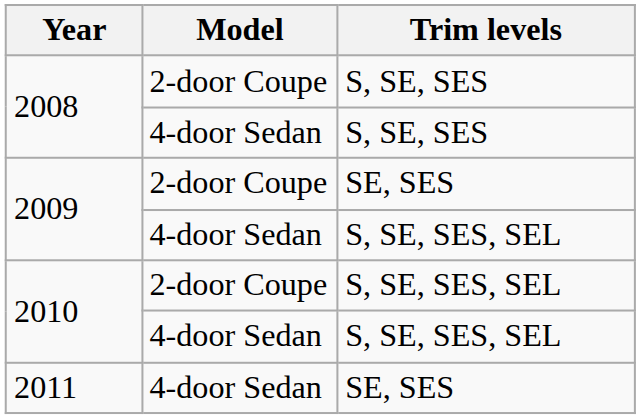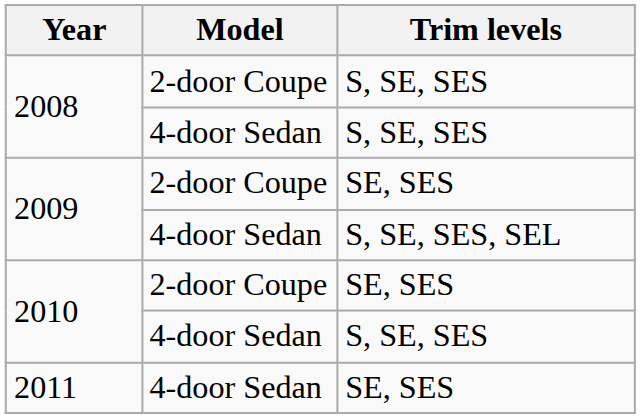(453, 285) S, SE, SES, SEL -> (400, 285) SE, SES
(453, 336) S, SE, SES, SEL -> (417, 336) S, SE, SES
